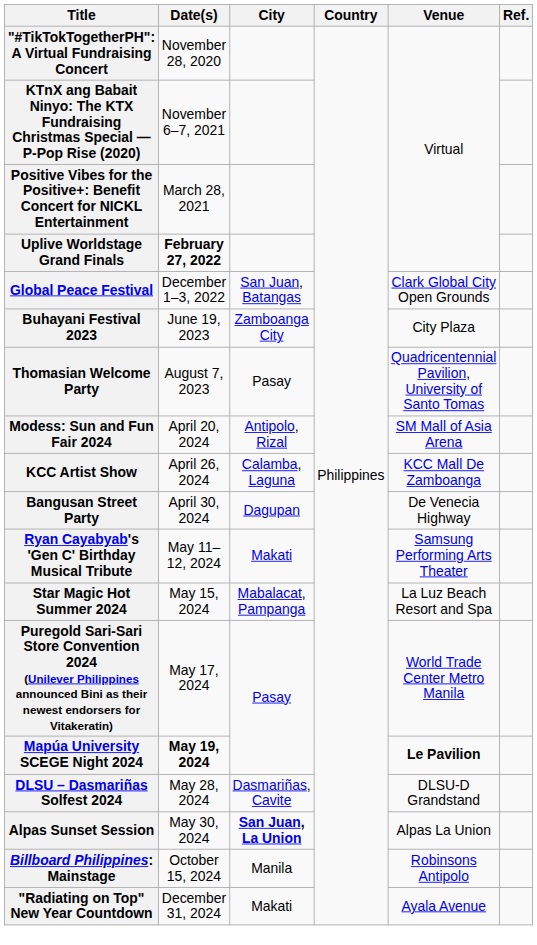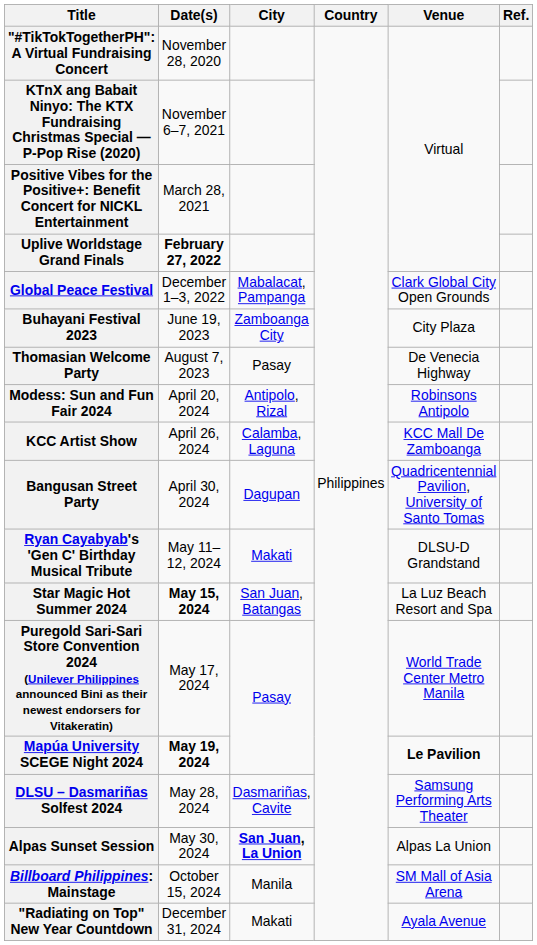(272, 290) San Juan, Batangas -> (272, 290) Mabalacat, Pampanga
(444, 381) Quadricentennial Pavilion, University of Santo Tomas -> (444, 365) De Venecia Highway
(444, 434) SM Mall of Asia Arena -> (444, 403) Robinsons Antipolo
(444, 510) De Venecia Highway -> (444, 494) Quadricentennial Pavilion, University of Santo Tomas
(444, 555) Samsung Performing Arts Theater -> (444, 555) DLSU-D Grandstand
(194, 601) normal -> (194, 601) bold
(272, 601) Mabalacat, Pampanga -> (272, 601) San Juan, Batangas
(444, 792) DLSU-D Grandstand -> (444, 800) Samsung Performing Arts Theater
(444, 868) Robinsons Antipolo -> (444, 884) SM Mall of Asia Arena
